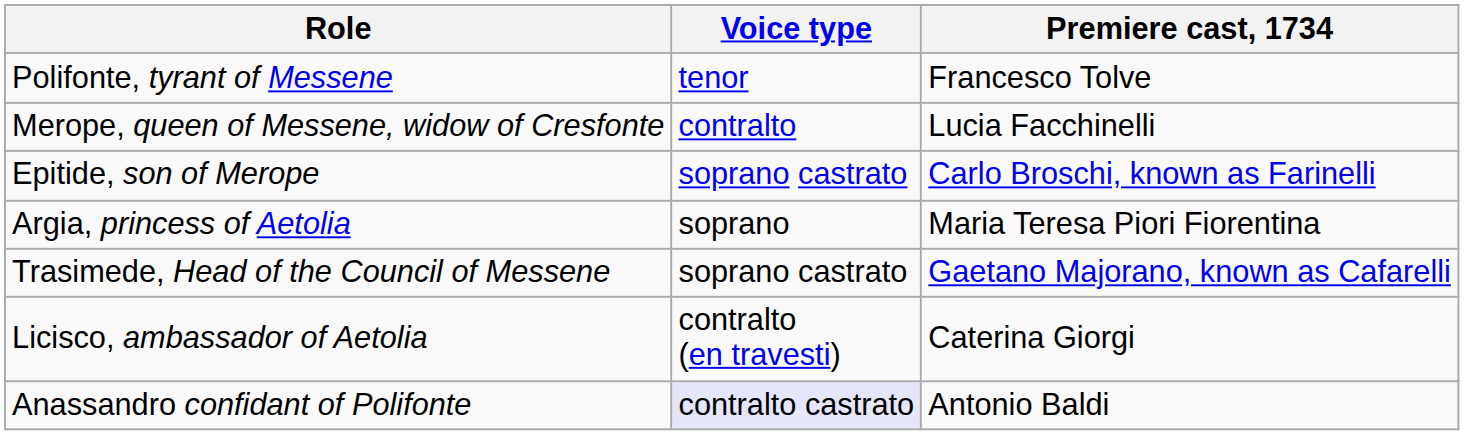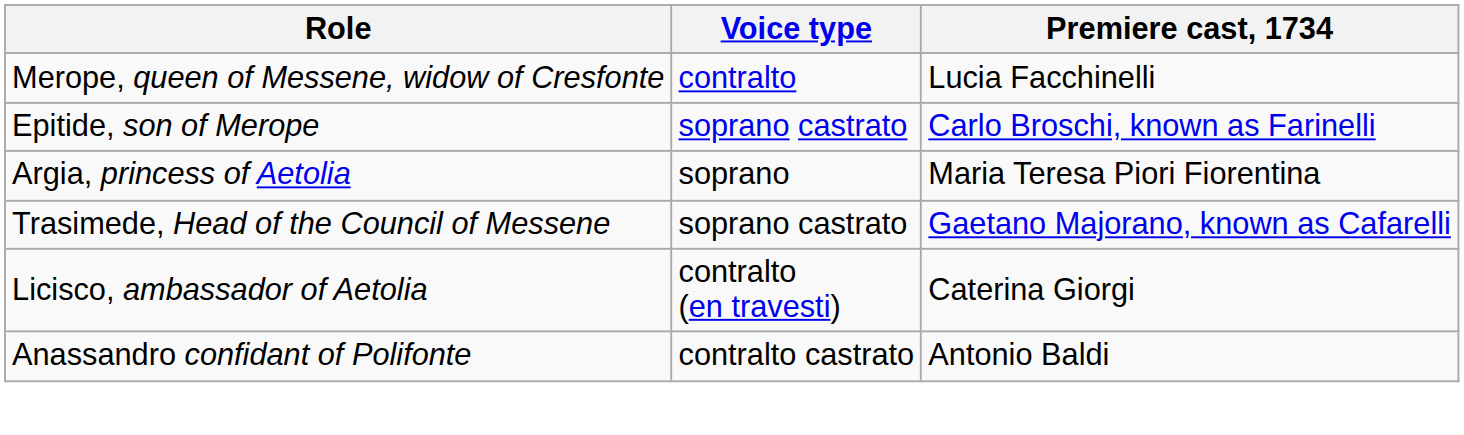- row: (202, 77)
(796, 404) lavender background -> (796, 355) no background
